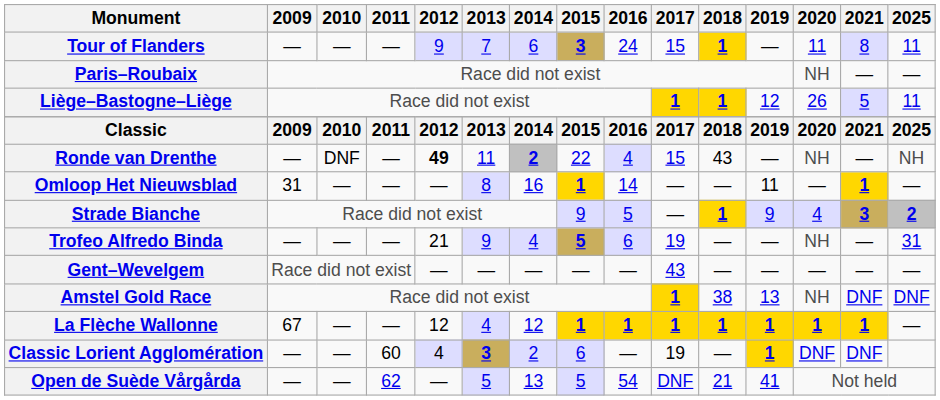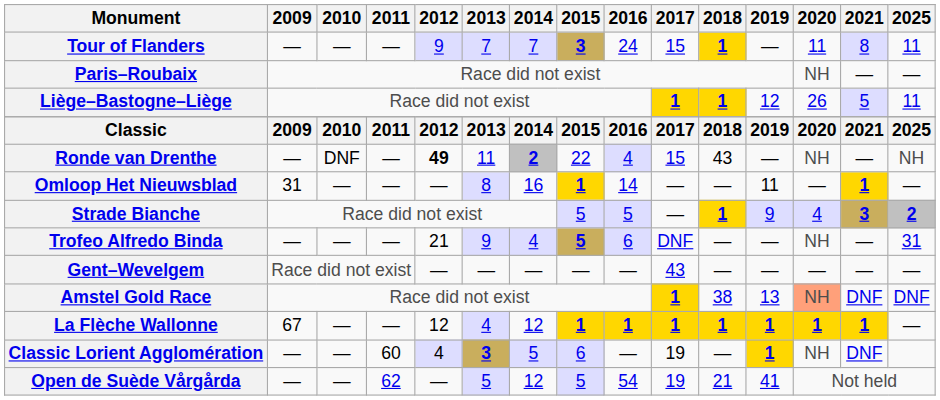(533, 46) 6 -> (533, 46) 7
(581, 213) 9 -> (581, 213) 5
(675, 241) 19 -> (675, 241) DNF
(817, 297) no background -> (817, 297) lightsalmon background
(533, 353) 2 -> (533, 353) 5
(817, 353) DNF -> (817, 353) NH
(533, 381) 13 -> (533, 381) 12
(675, 381) DNF -> (675, 381) 19
